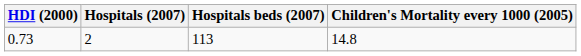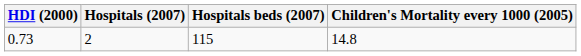(203, 39) 113 -> (203, 39) 115
